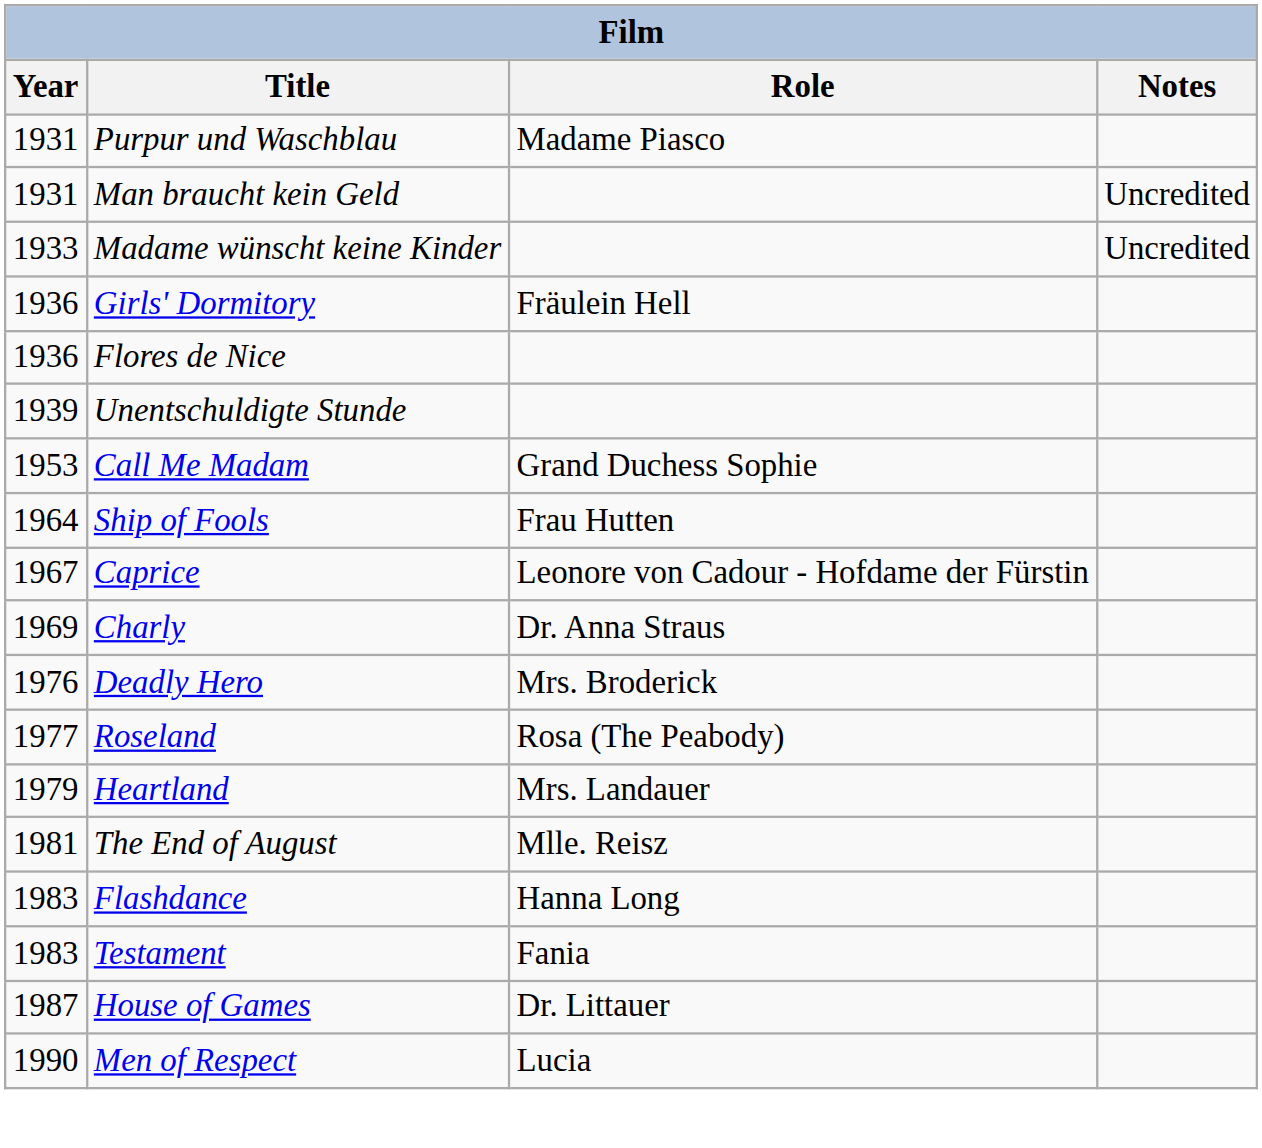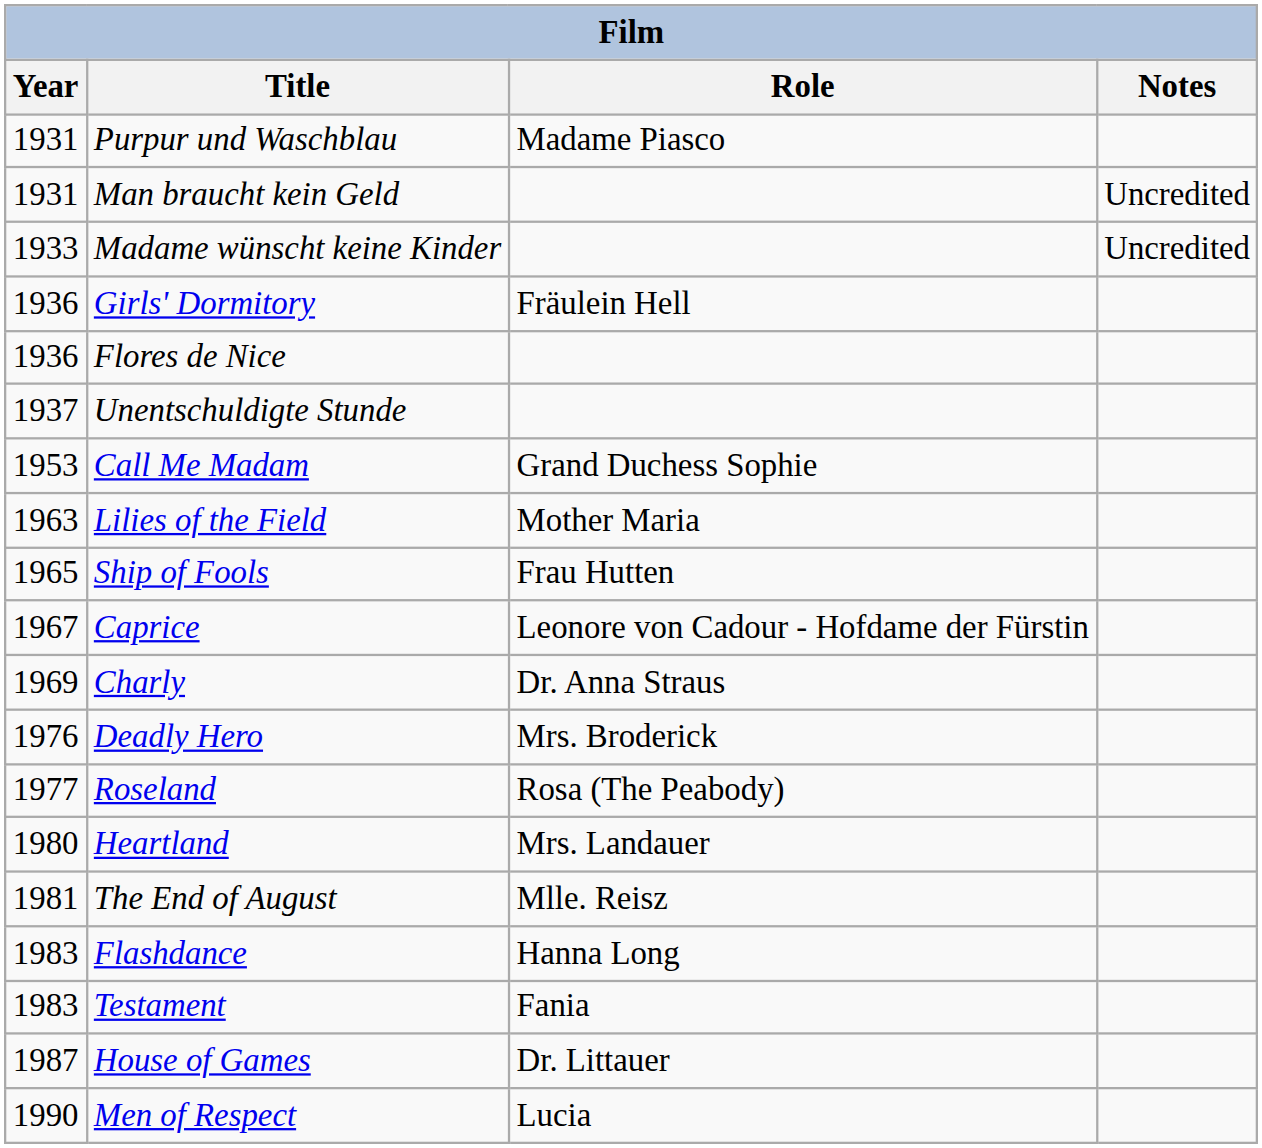(46, 411) 1939 -> (46, 411) 1937
+ row: (210, 519)
(46, 519) 1964 -> (46, 573) 1965
(46, 790) 1979 -> (46, 844) 1980
